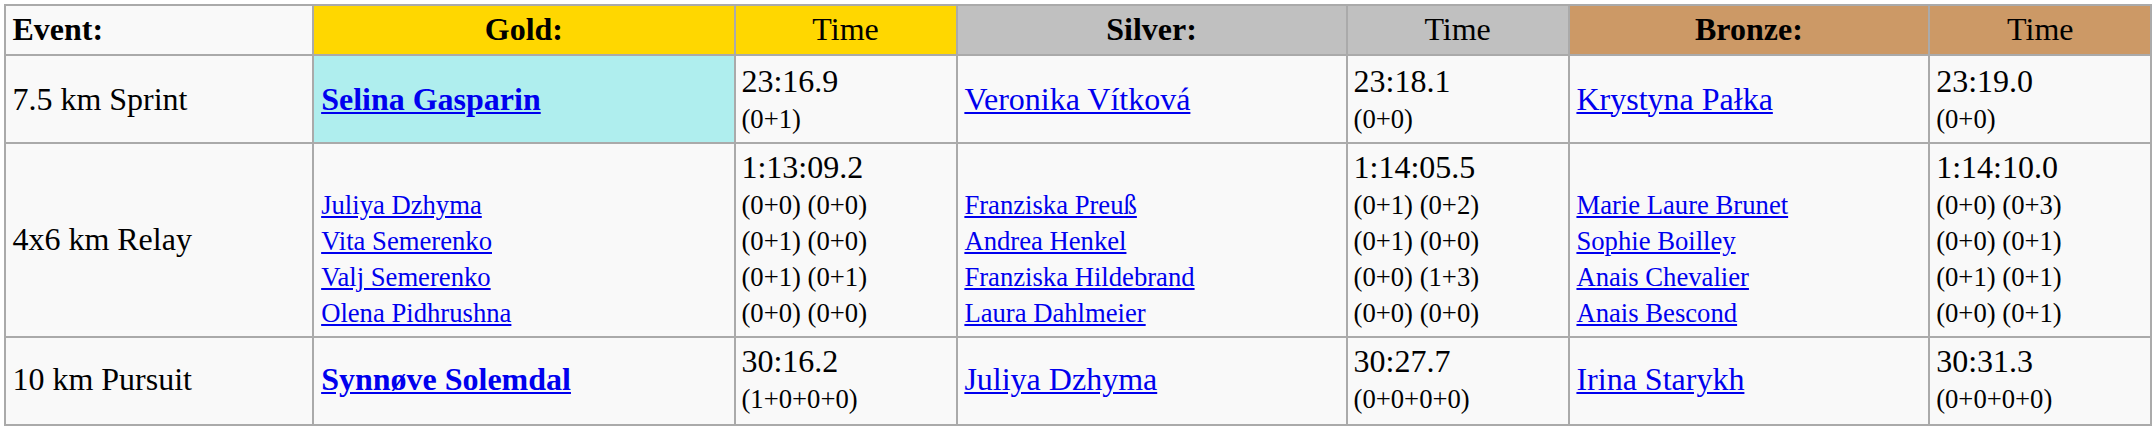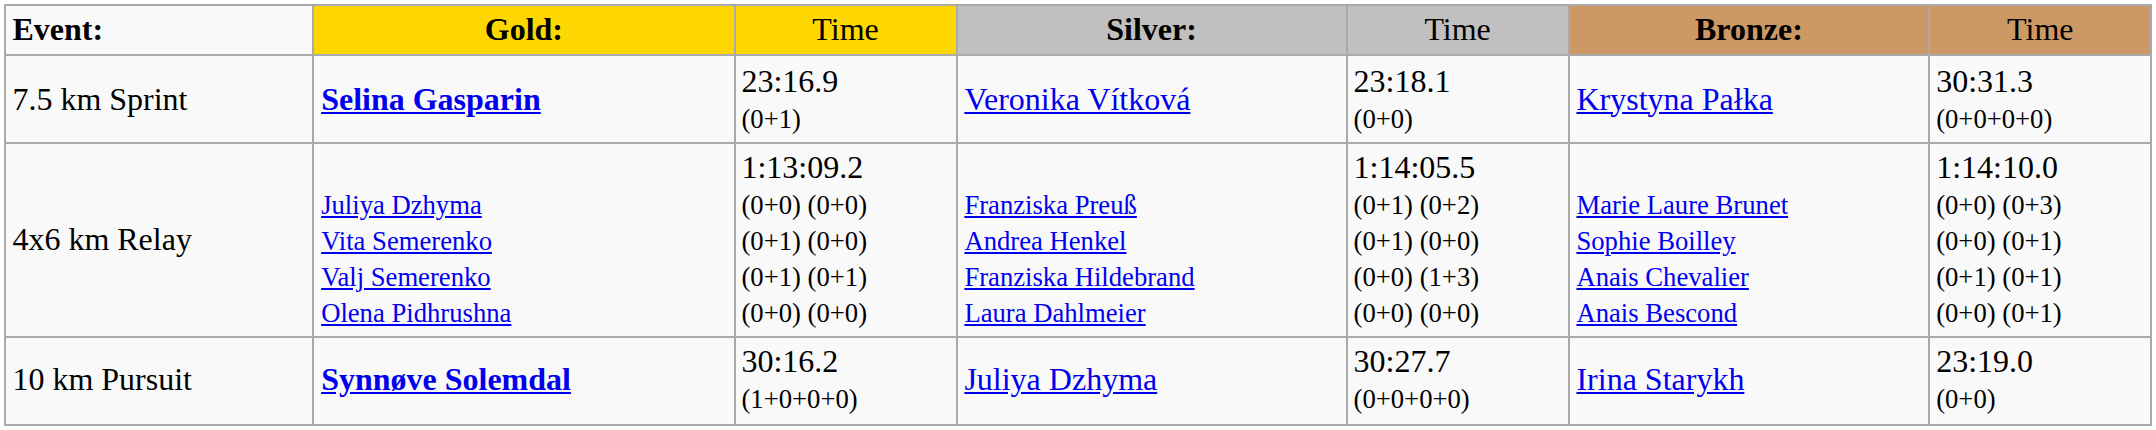(431, 98) paleturquoise background -> (431, 98) no background
(1985, 98) 23:19.0 (0+0) -> (1994, 98) 30:31.3 (0+0+0+0)
(1994, 380) 30:31.3 (0+0+0+0) -> (1985, 380) 23:19.0 (0+0)
